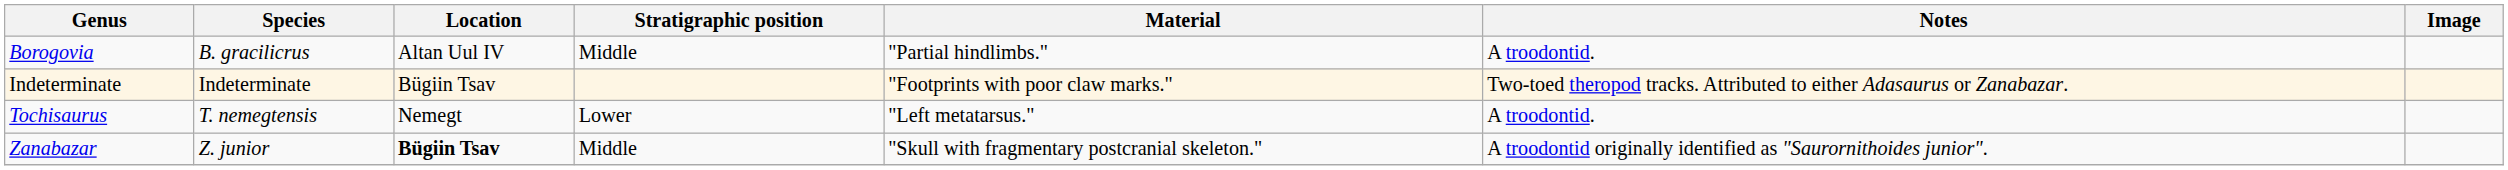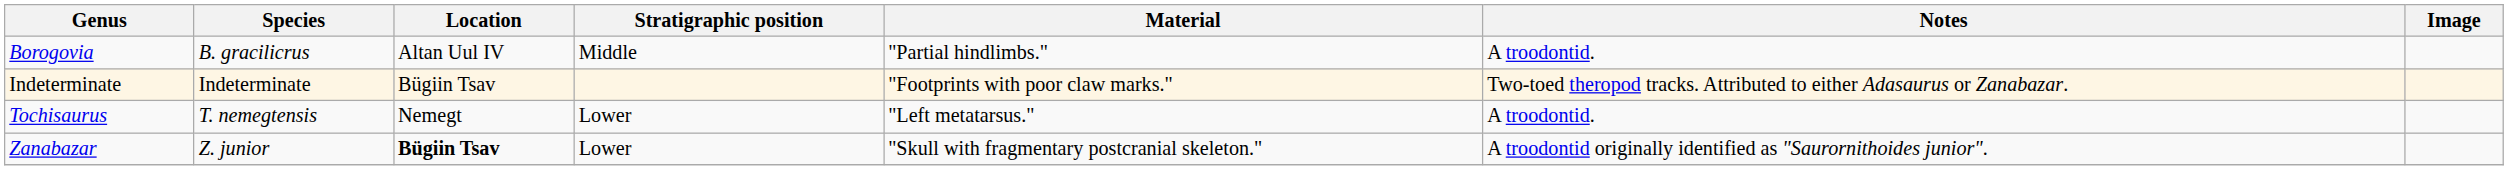(608, 148) Middle -> (605, 148) Lower
